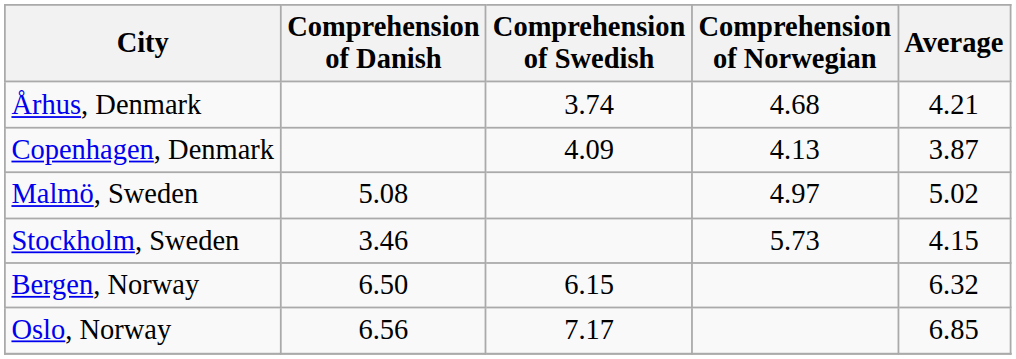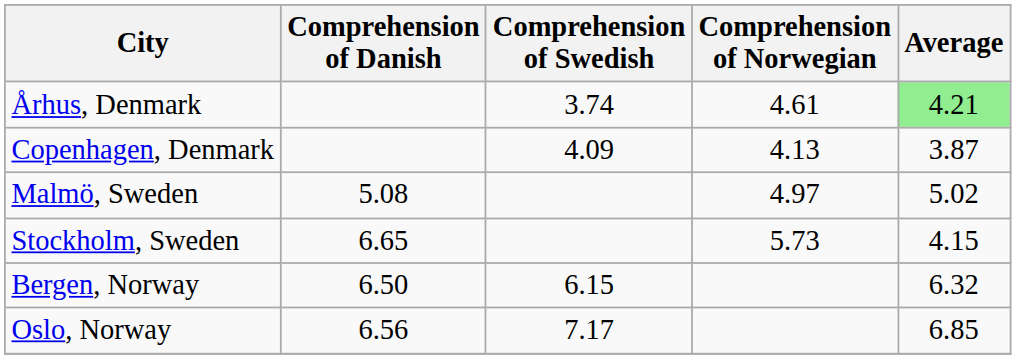(795, 104) 4.68 -> (795, 104) 4.61
(954, 104) no background -> (954, 104) lightgreen background
(383, 239) 3.46 -> (383, 239) 6.65
